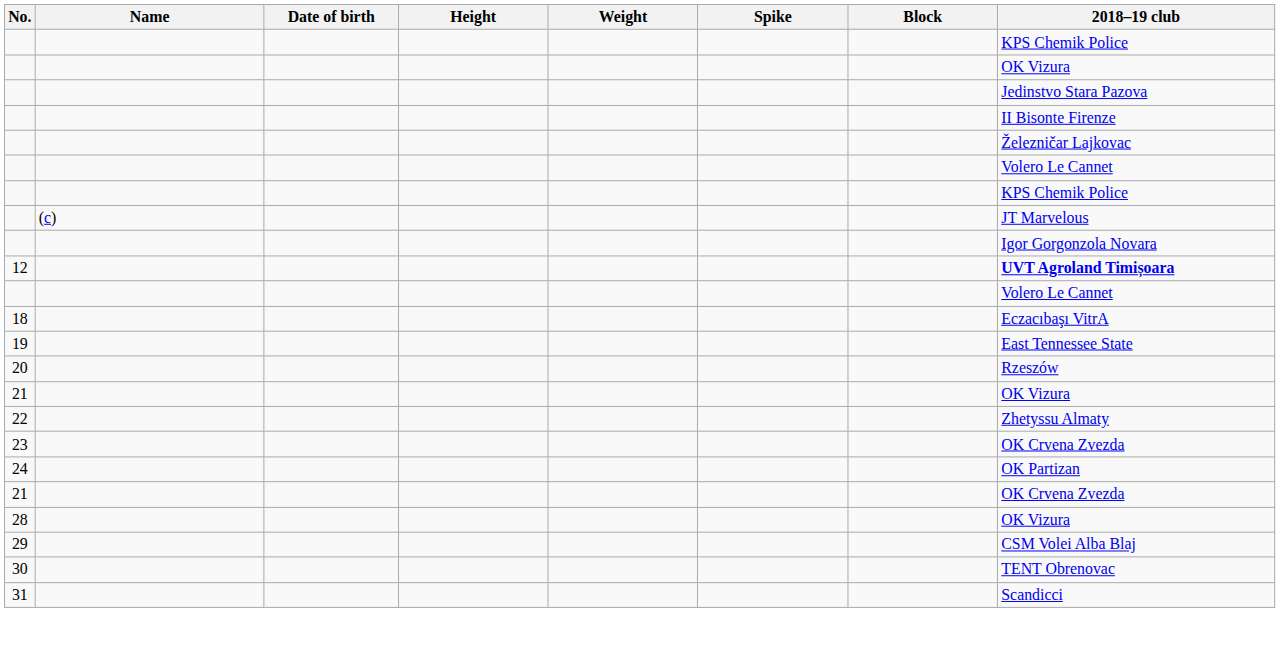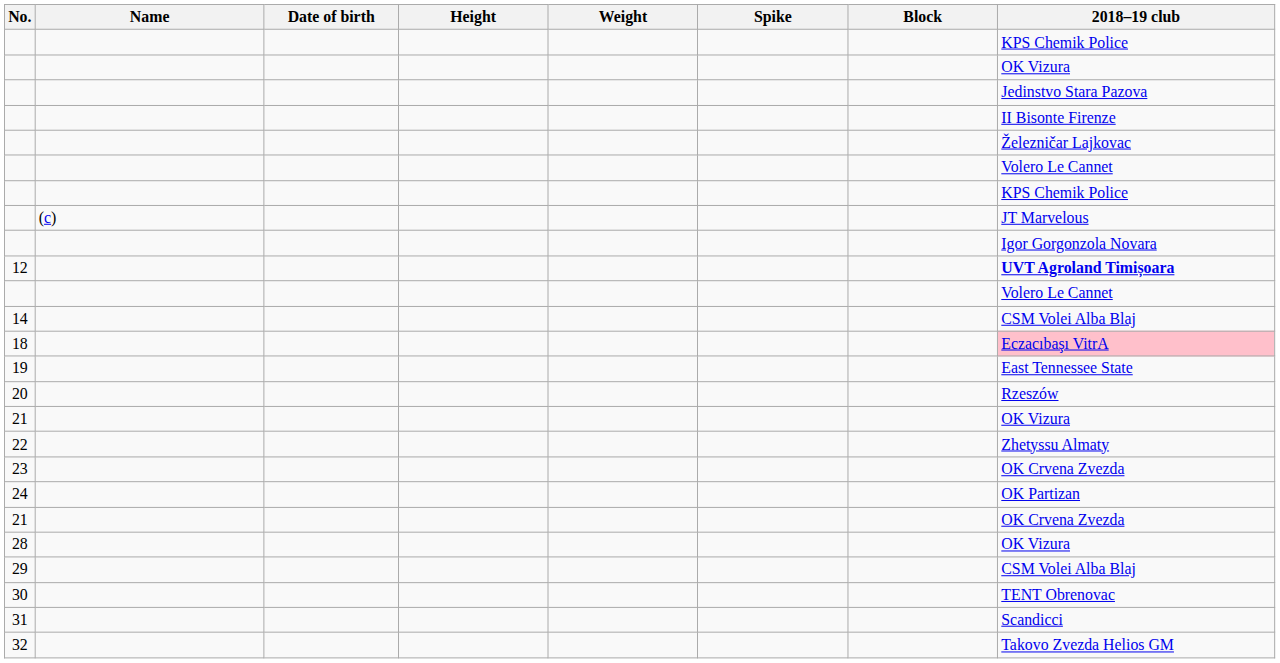+ row: (20, 318)
(1055, 318) no background -> (1055, 343) pink background
+ row: (20, 645)
